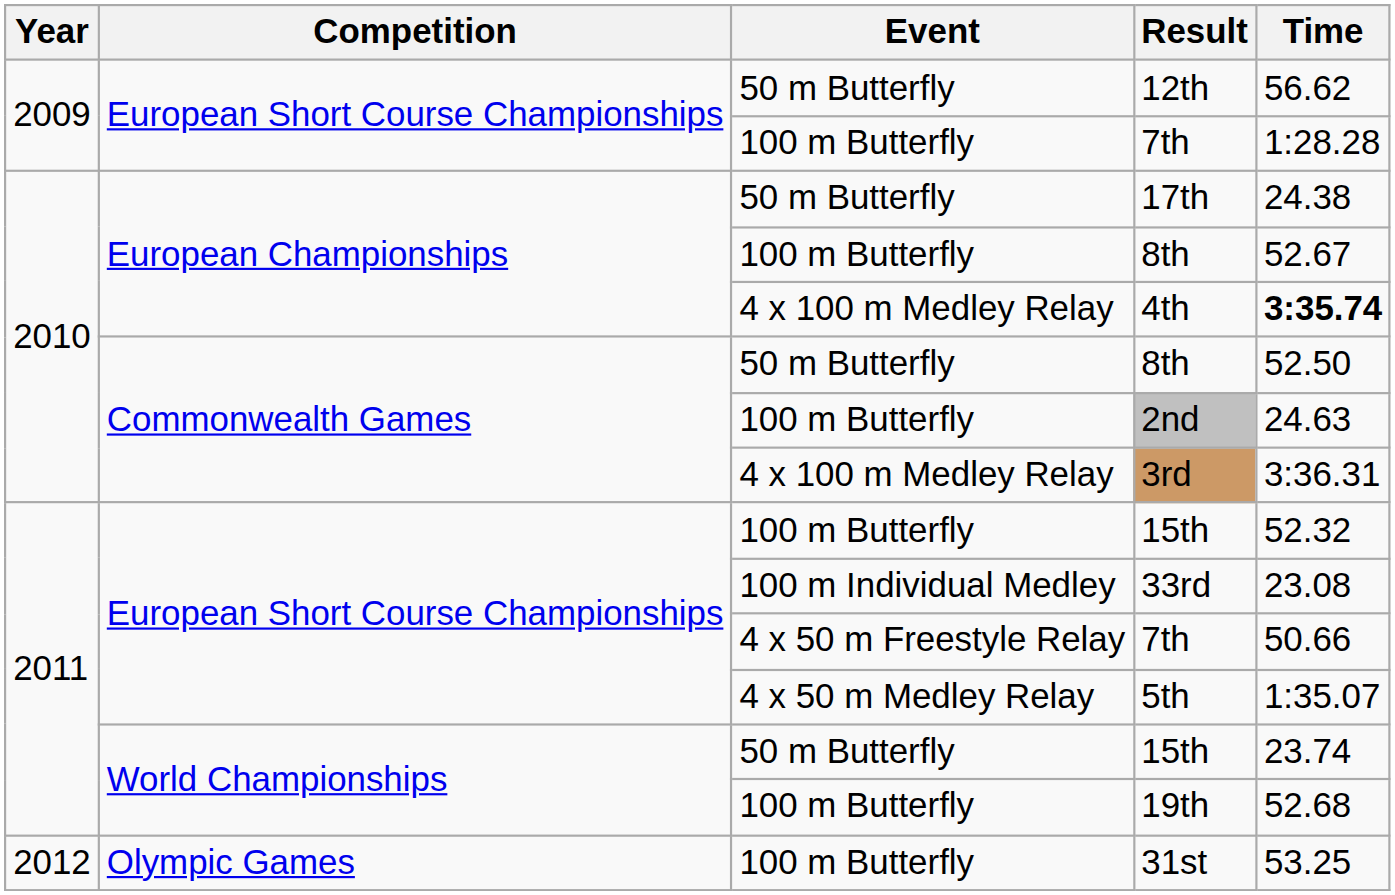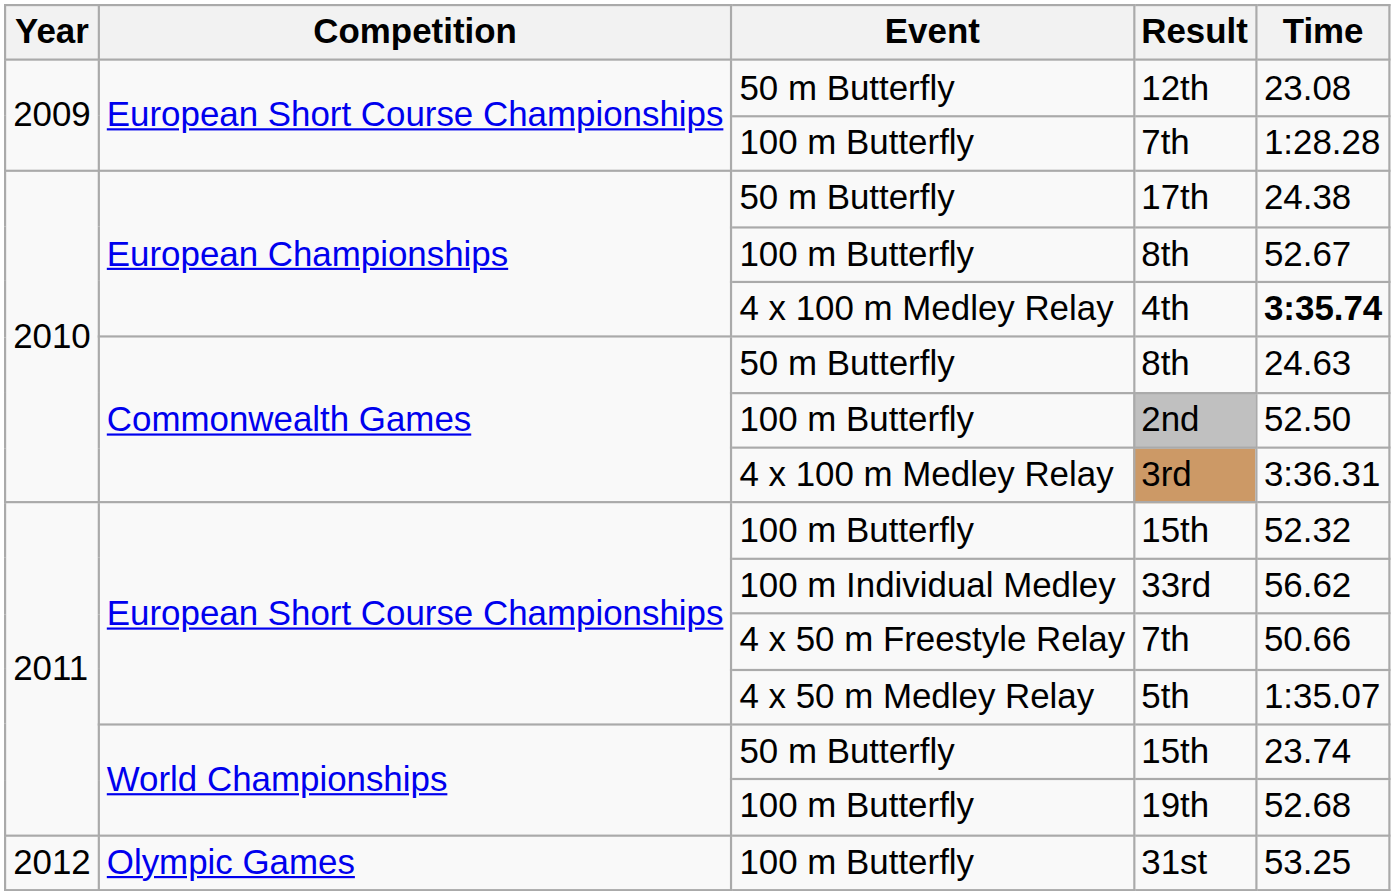(1308, 87) 56.62 -> (1308, 87) 23.08
(1308, 364) 52.50 -> (1308, 364) 24.63
(1308, 419) 24.63 -> (1308, 419) 52.50
(1308, 585) 23.08 -> (1308, 585) 56.62
